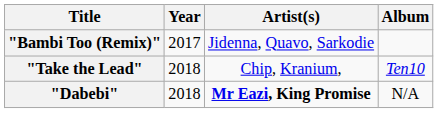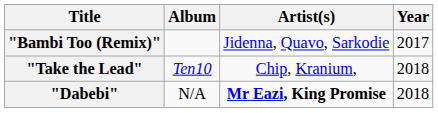columns swapped: (184, 17) <-> (405, 17)
